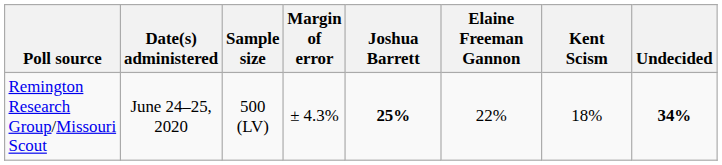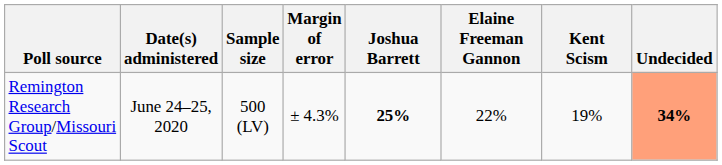(587, 116) 18% -> (587, 116) 19%
(674, 116) no background -> (674, 116) lightsalmon background
